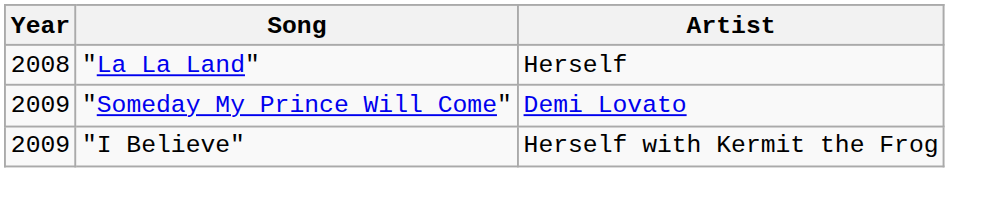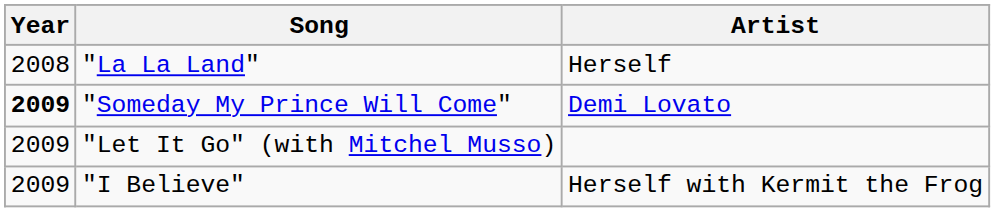(40, 106) normal -> (40, 106) bold
+ row: (319, 146)
